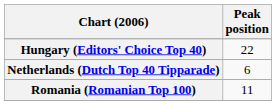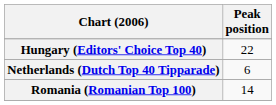(247, 89) 11 -> (247, 89) 14
